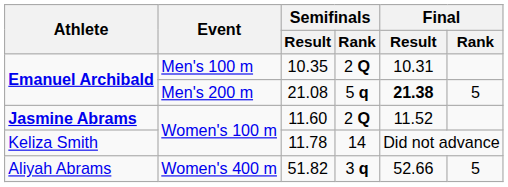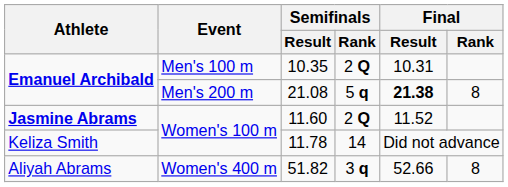(475, 93) 5 -> (475, 93) 8
(475, 169) 5 -> (475, 169) 8
